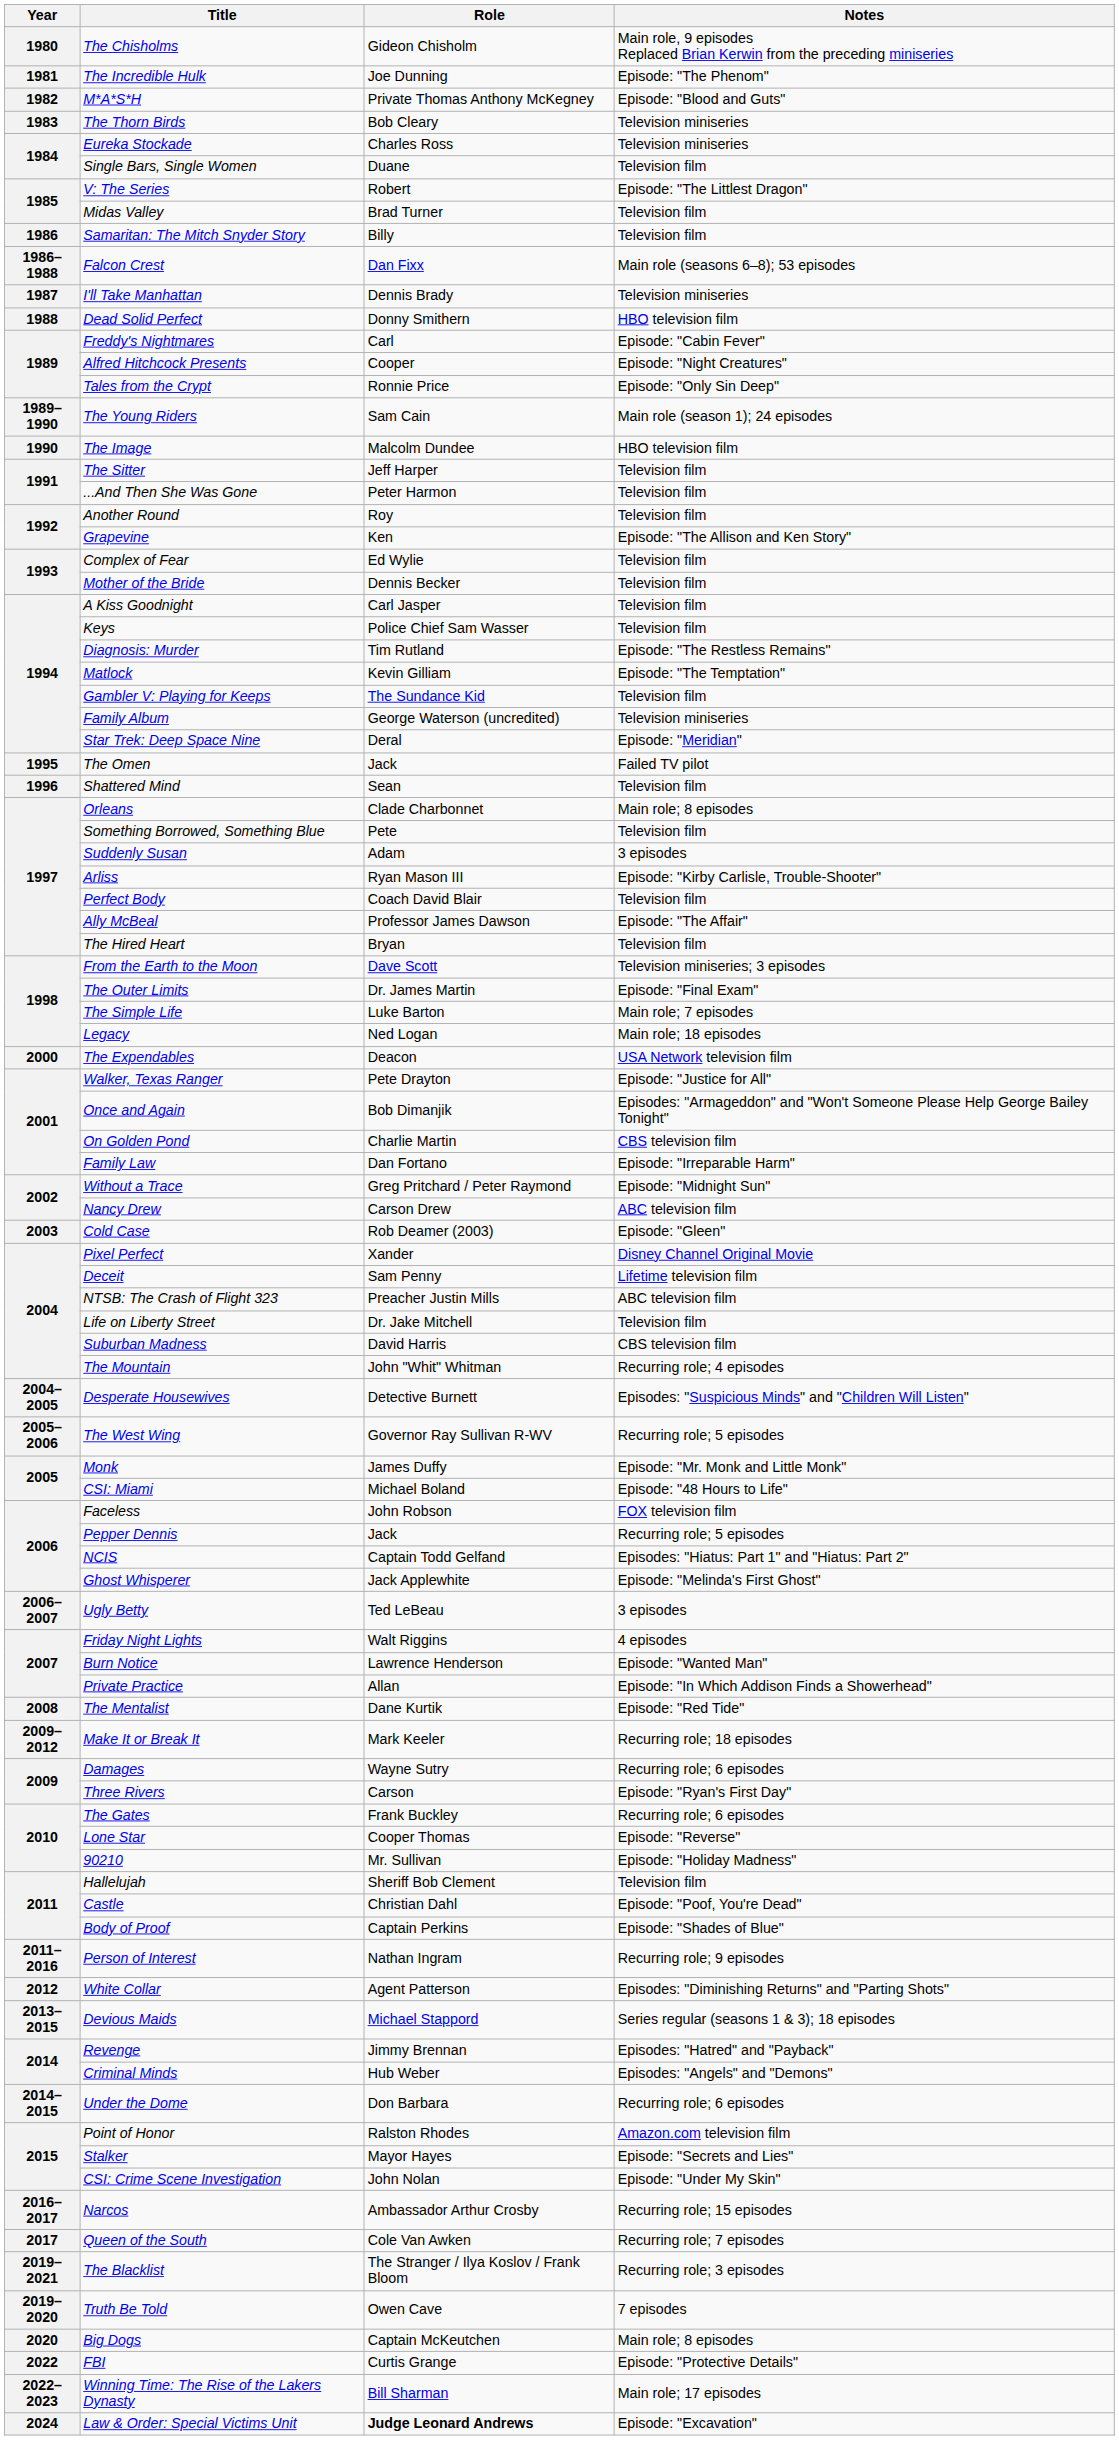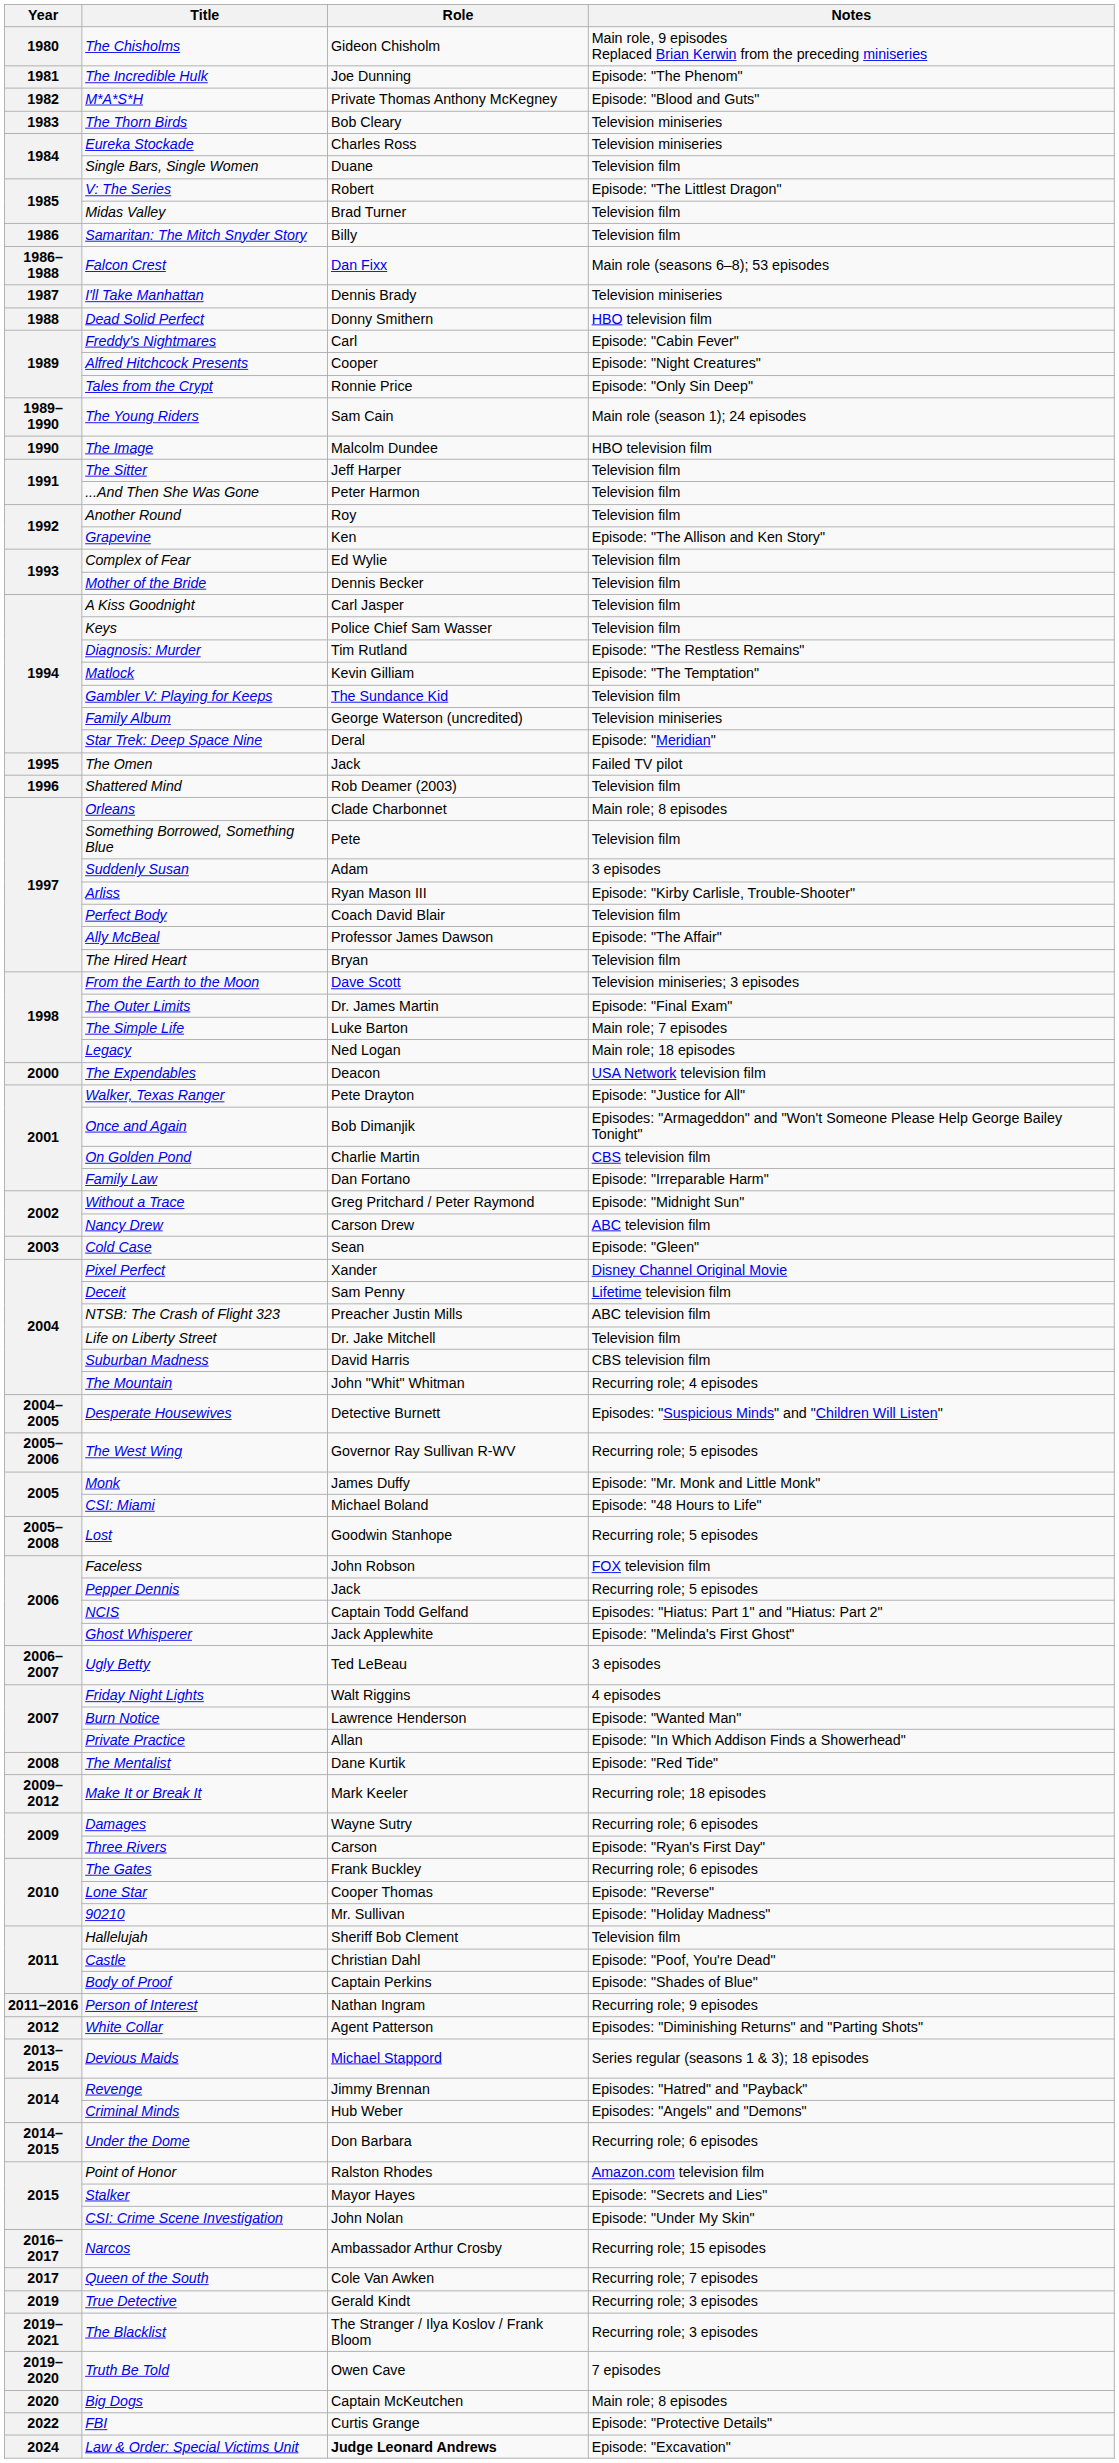(384, 786) Sean -> (394, 786) Rob Deamer (2003)
(431, 1231) Rob Deamer (2003) -> (348, 1247) Sean
+ row: (99, 1536)
+ row: (131, 2301)
- row: (202, 2393)
